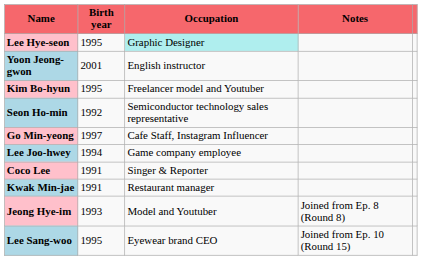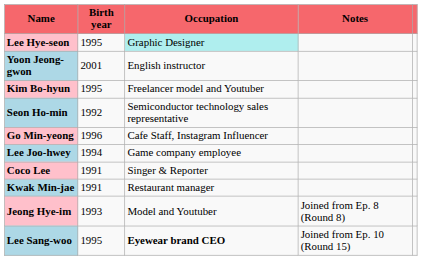(91, 136) 1997 -> (91, 136) 1996
(172, 240) normal -> (176, 240) bold
